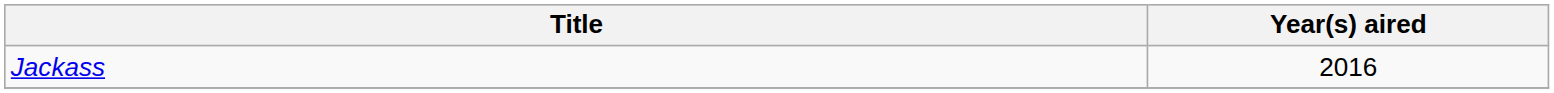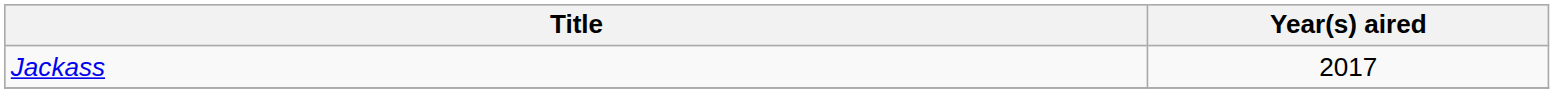(1348, 66) 2016 -> (1348, 66) 2017
